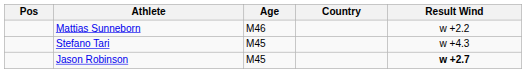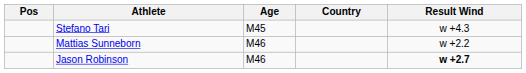rows swapped: (98, 28) <-> (83, 44)
(256, 60) M45 -> (256, 60) M46
